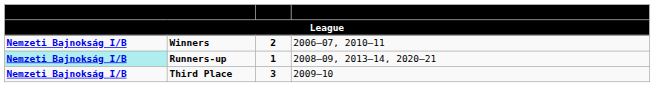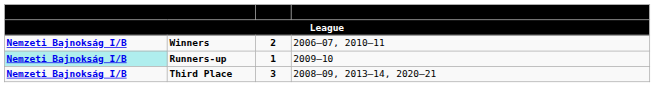(365, 58) 2008–09, 2013–14, 2020–21 -> (313, 58) 2009–10
(313, 74) 2009–10 -> (365, 74) 2008–09, 2013–14, 2020–21
